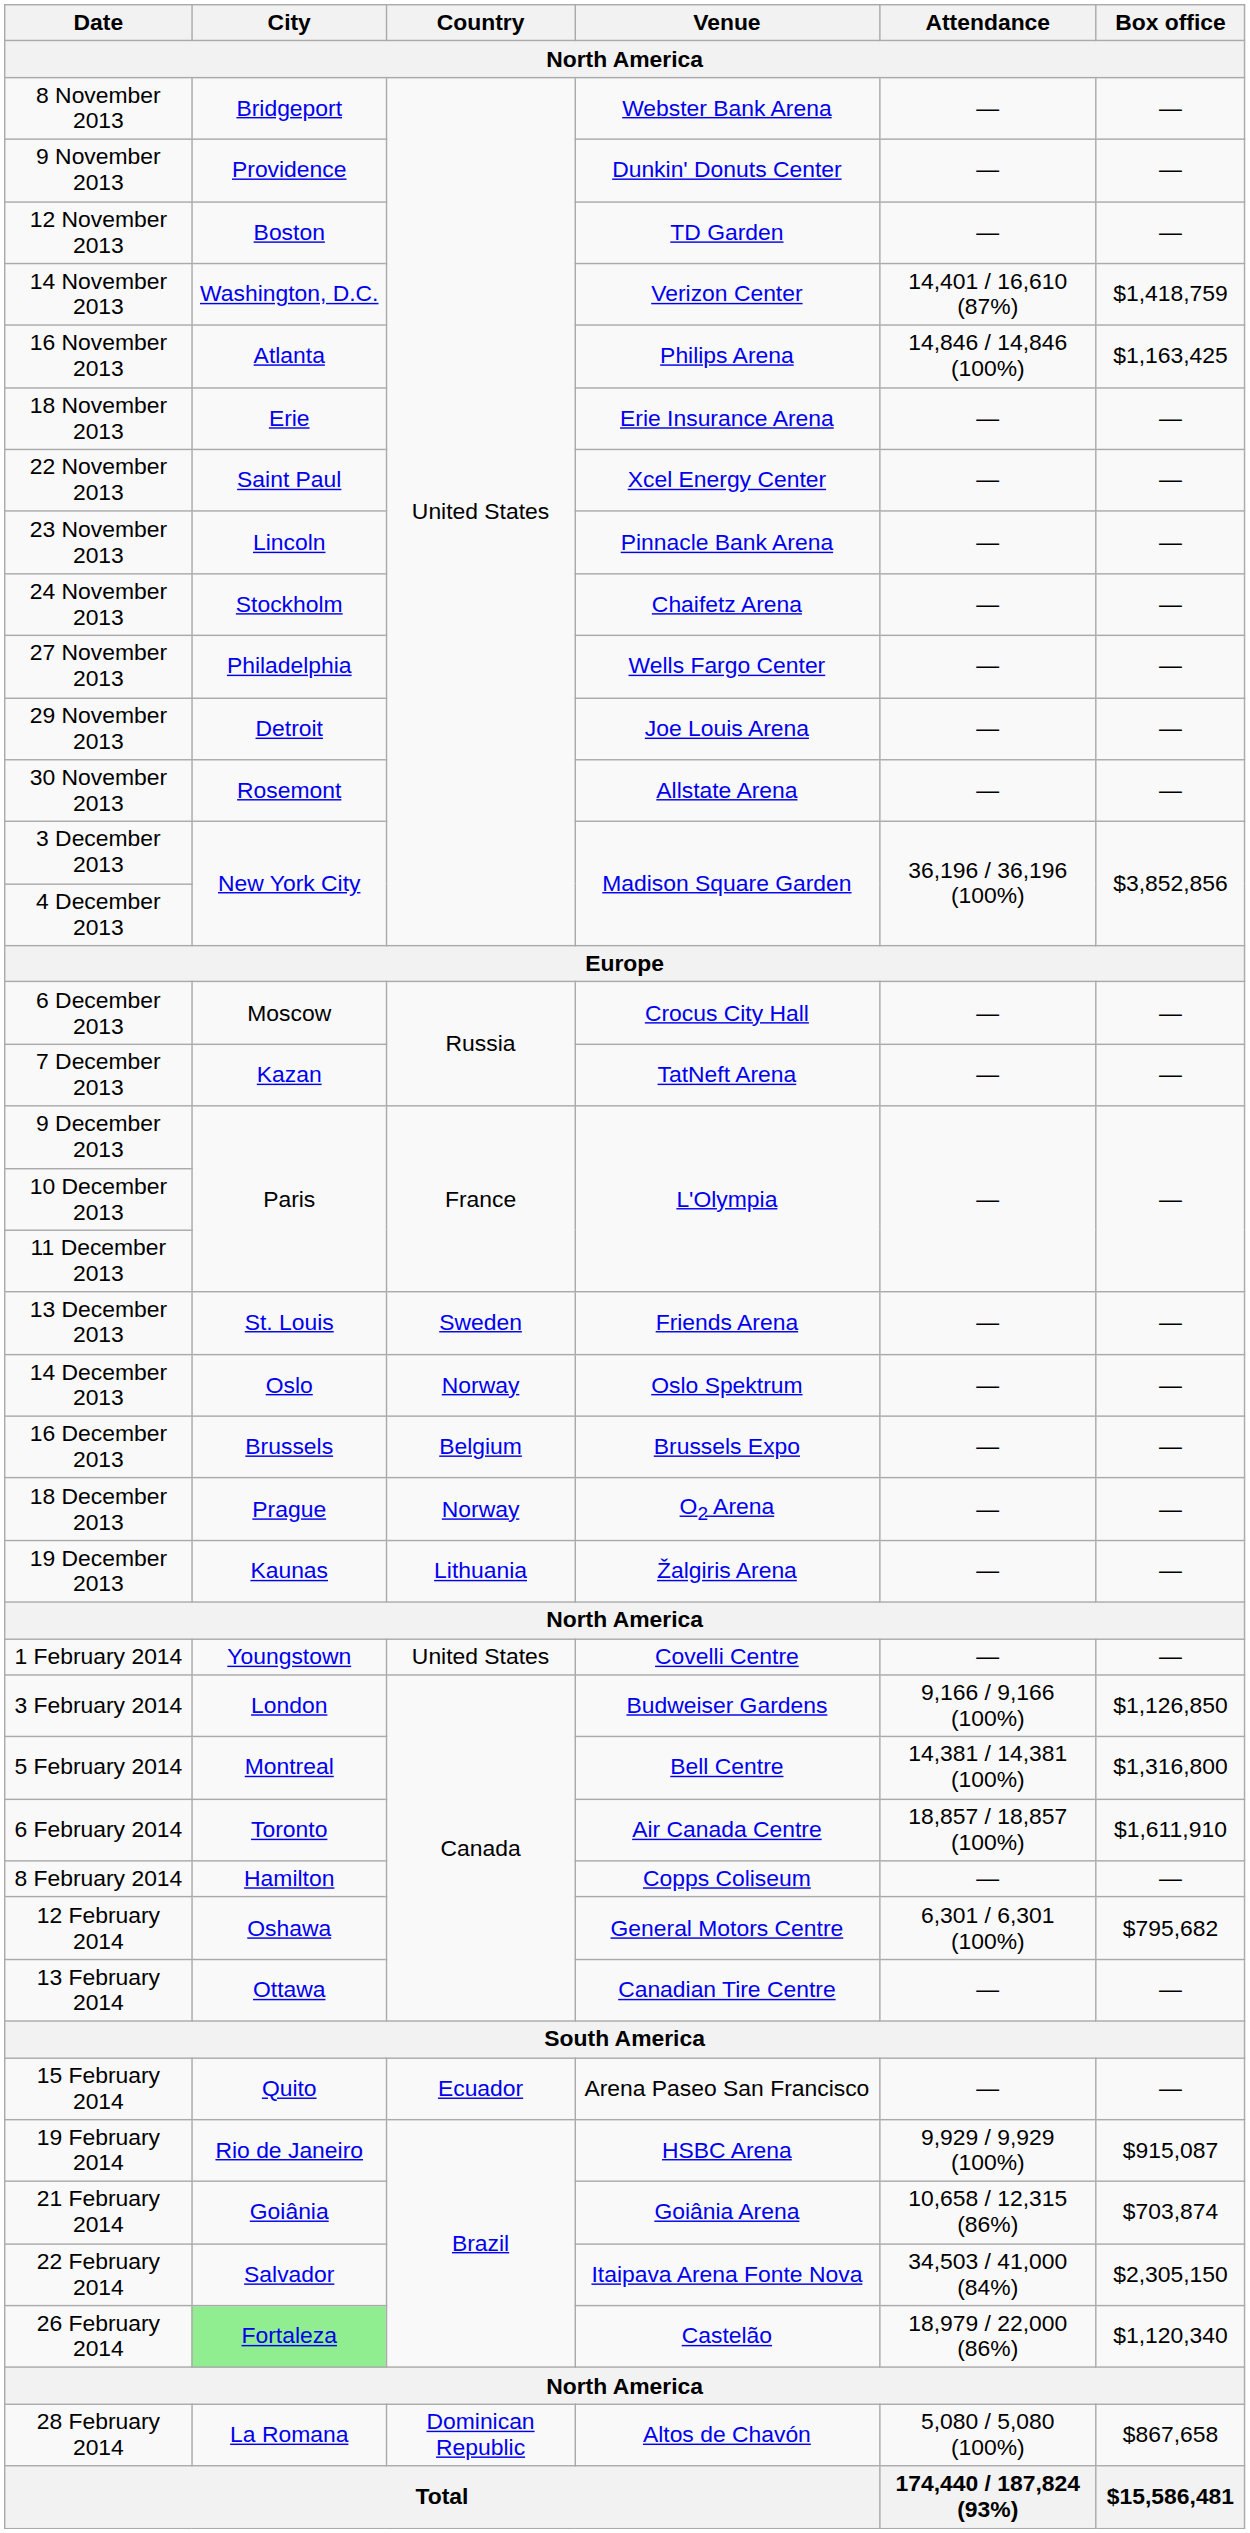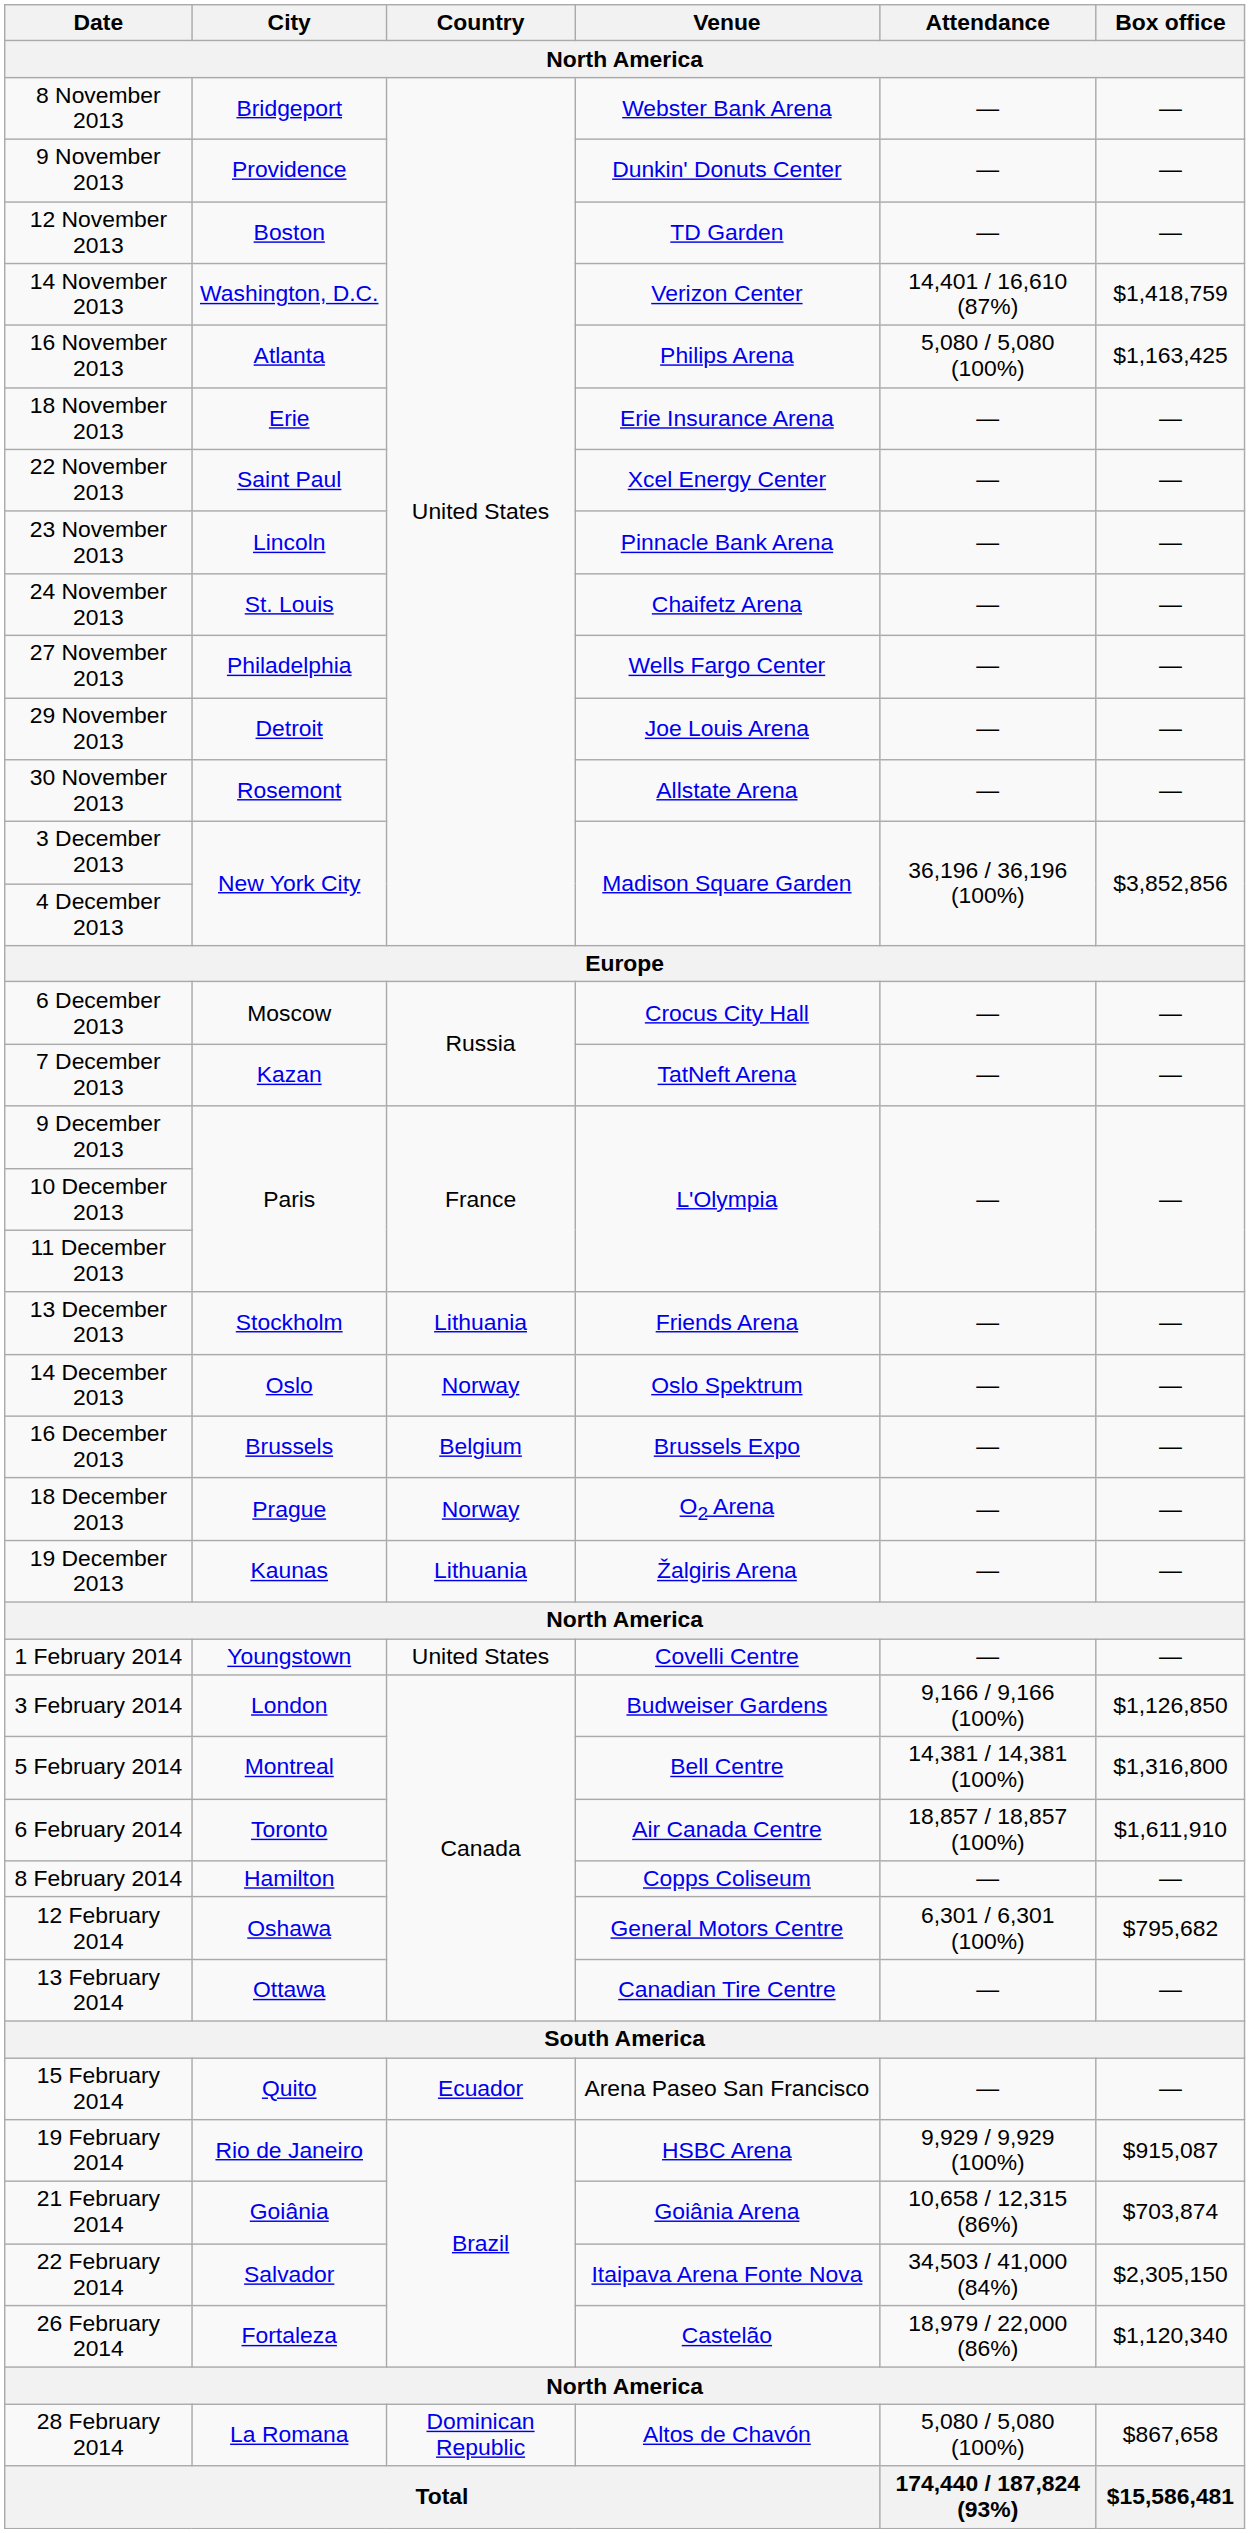(988, 356) 14,846 / 14,846 (100%) -> (988, 356) 5,080 / 5,080 (100%)
(289, 604) Stockholm -> (289, 604) St. Louis
(289, 1322) St. Louis -> (289, 1322) Stockholm
(481, 1322) Sweden -> (481, 1322) Lithuania
(289, 2336) lightgreen background -> (289, 2336) no background
